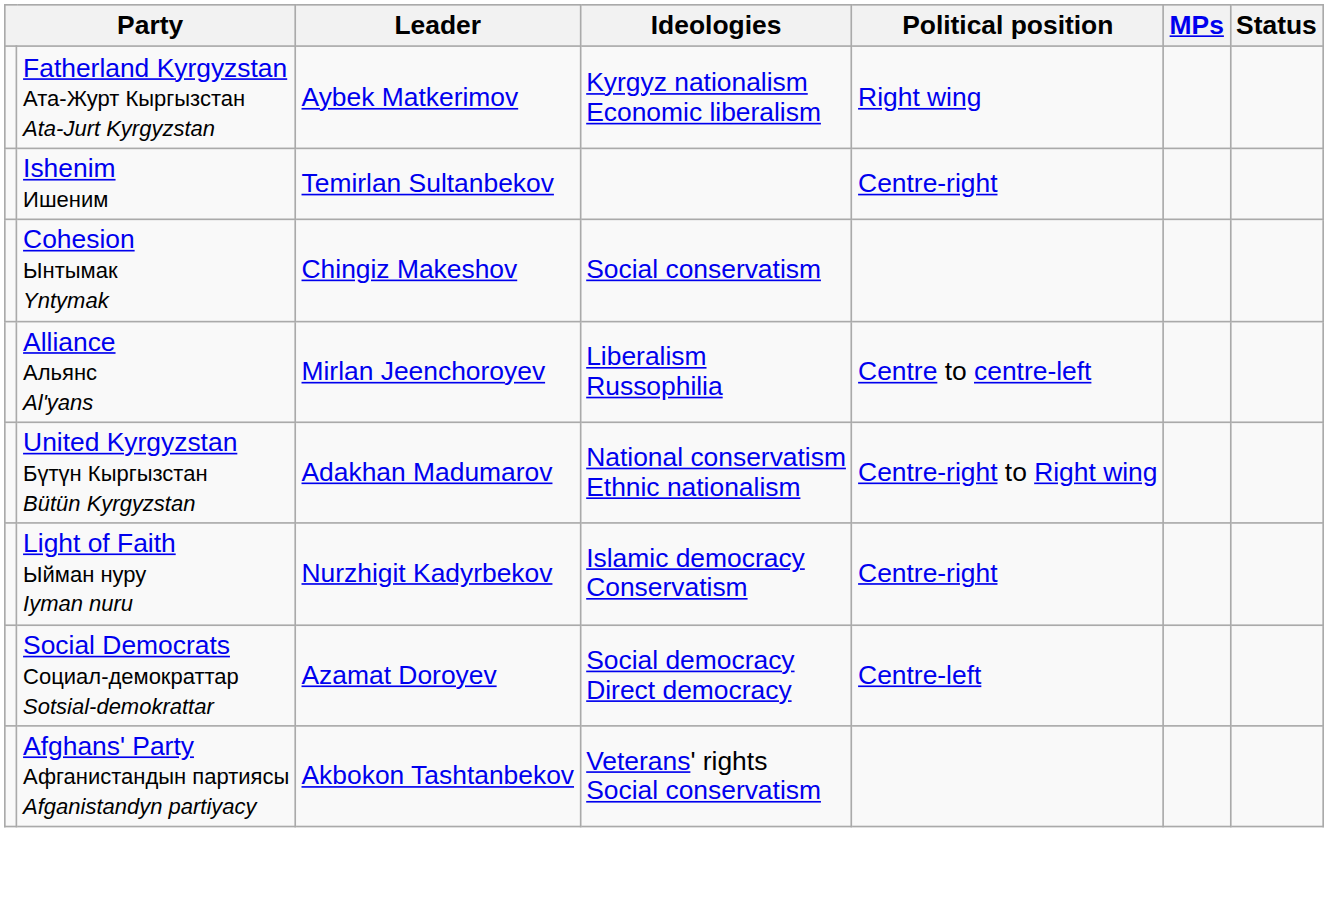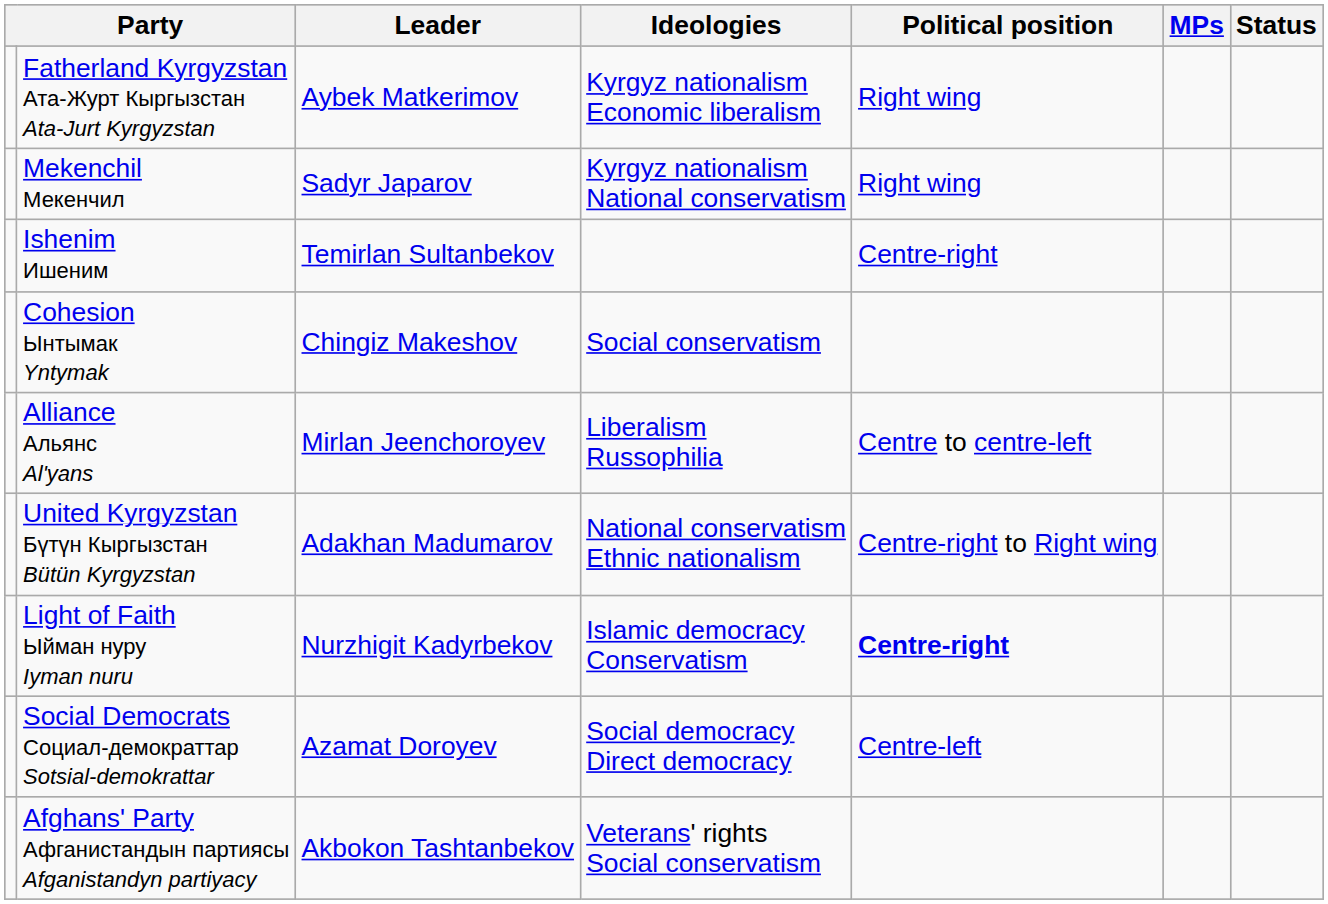+ row: (83, 183)
(928, 573) normal -> (934, 645) bold
